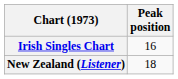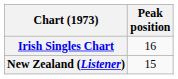(150, 64) 18 -> (150, 64) 15
